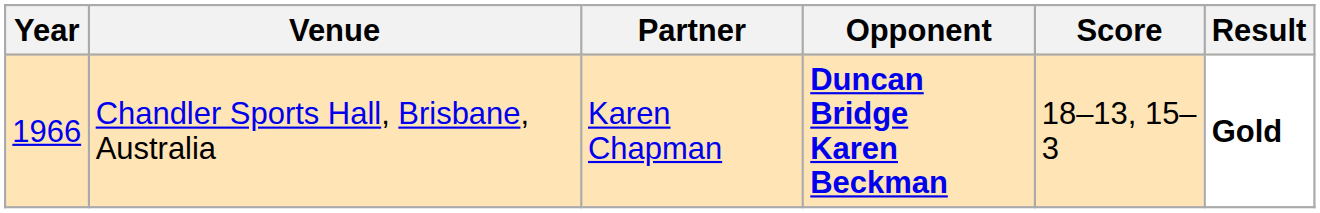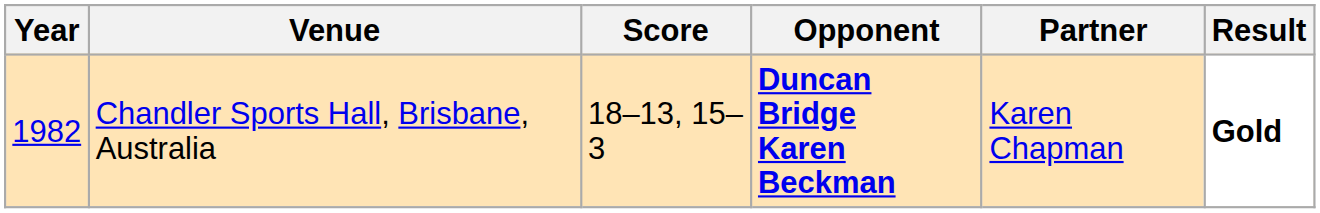columns swapped: (692, 30) <-> (1119, 30)
(47, 130) 1966 -> (47, 130) 1982
